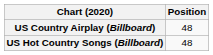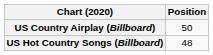(187, 27) 48 -> (187, 27) 50
